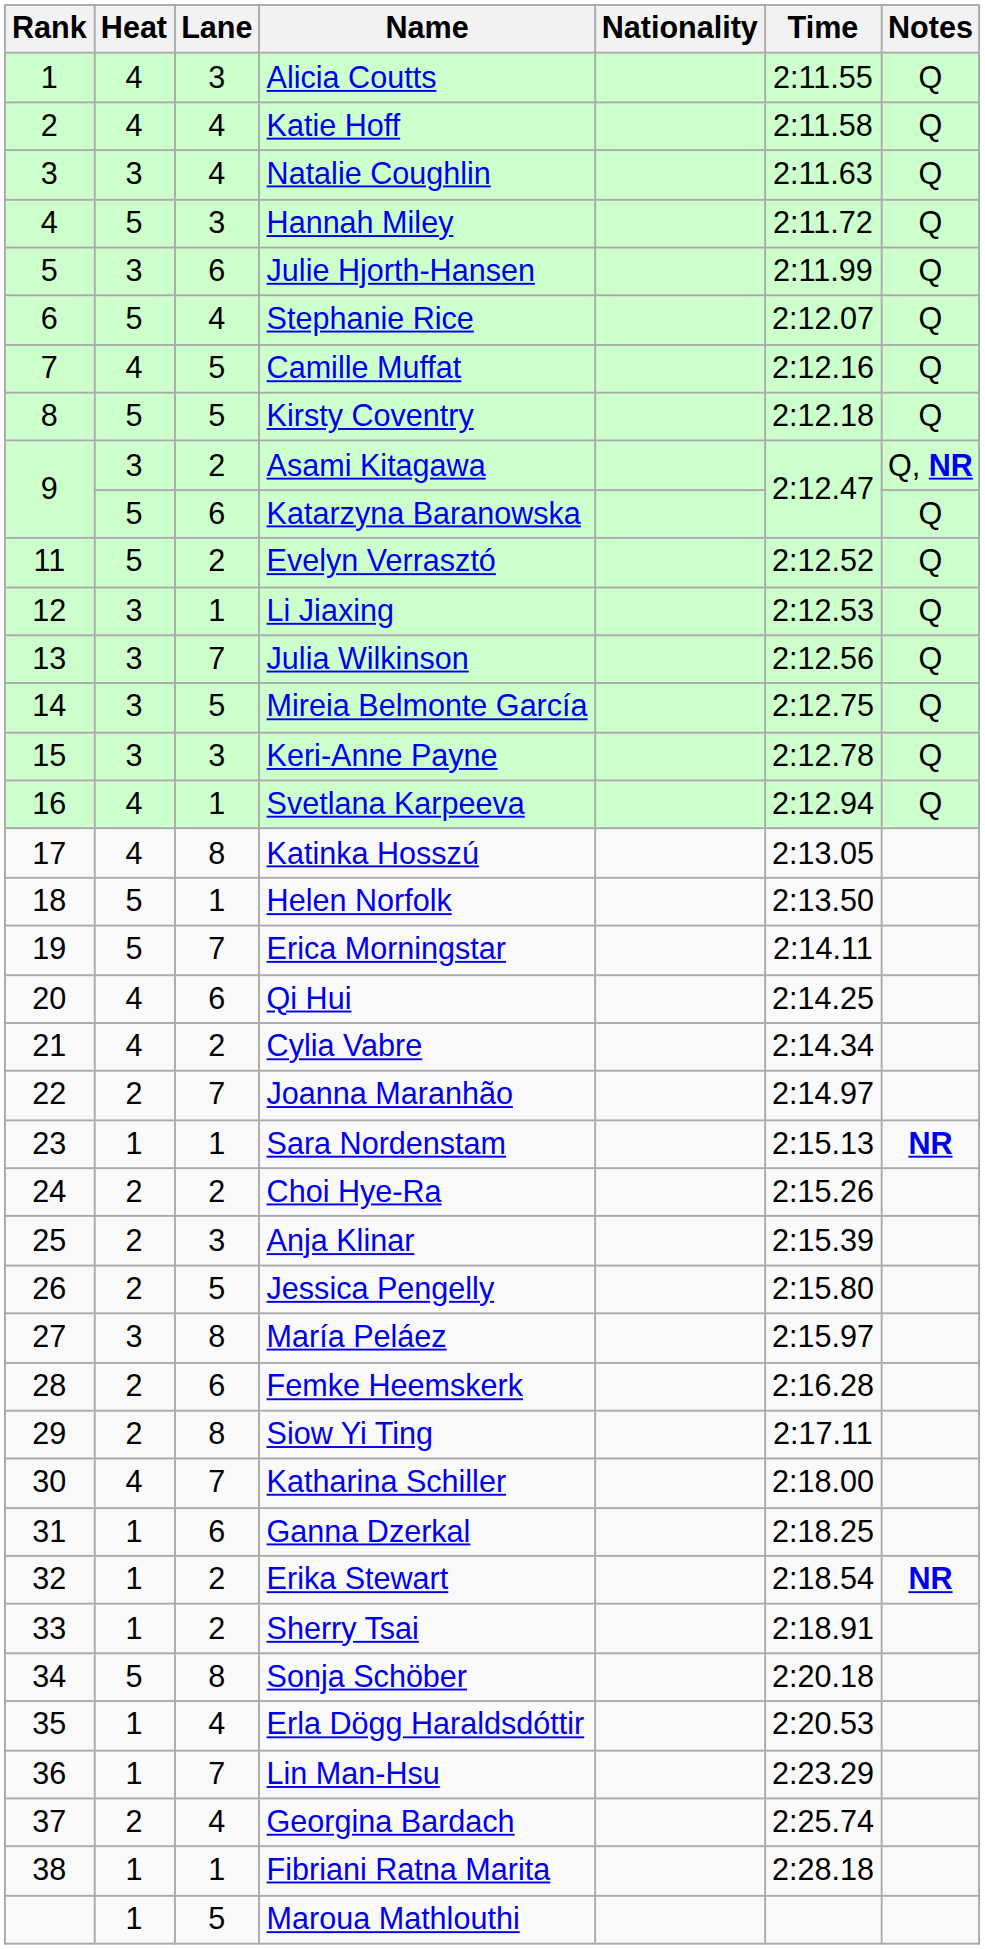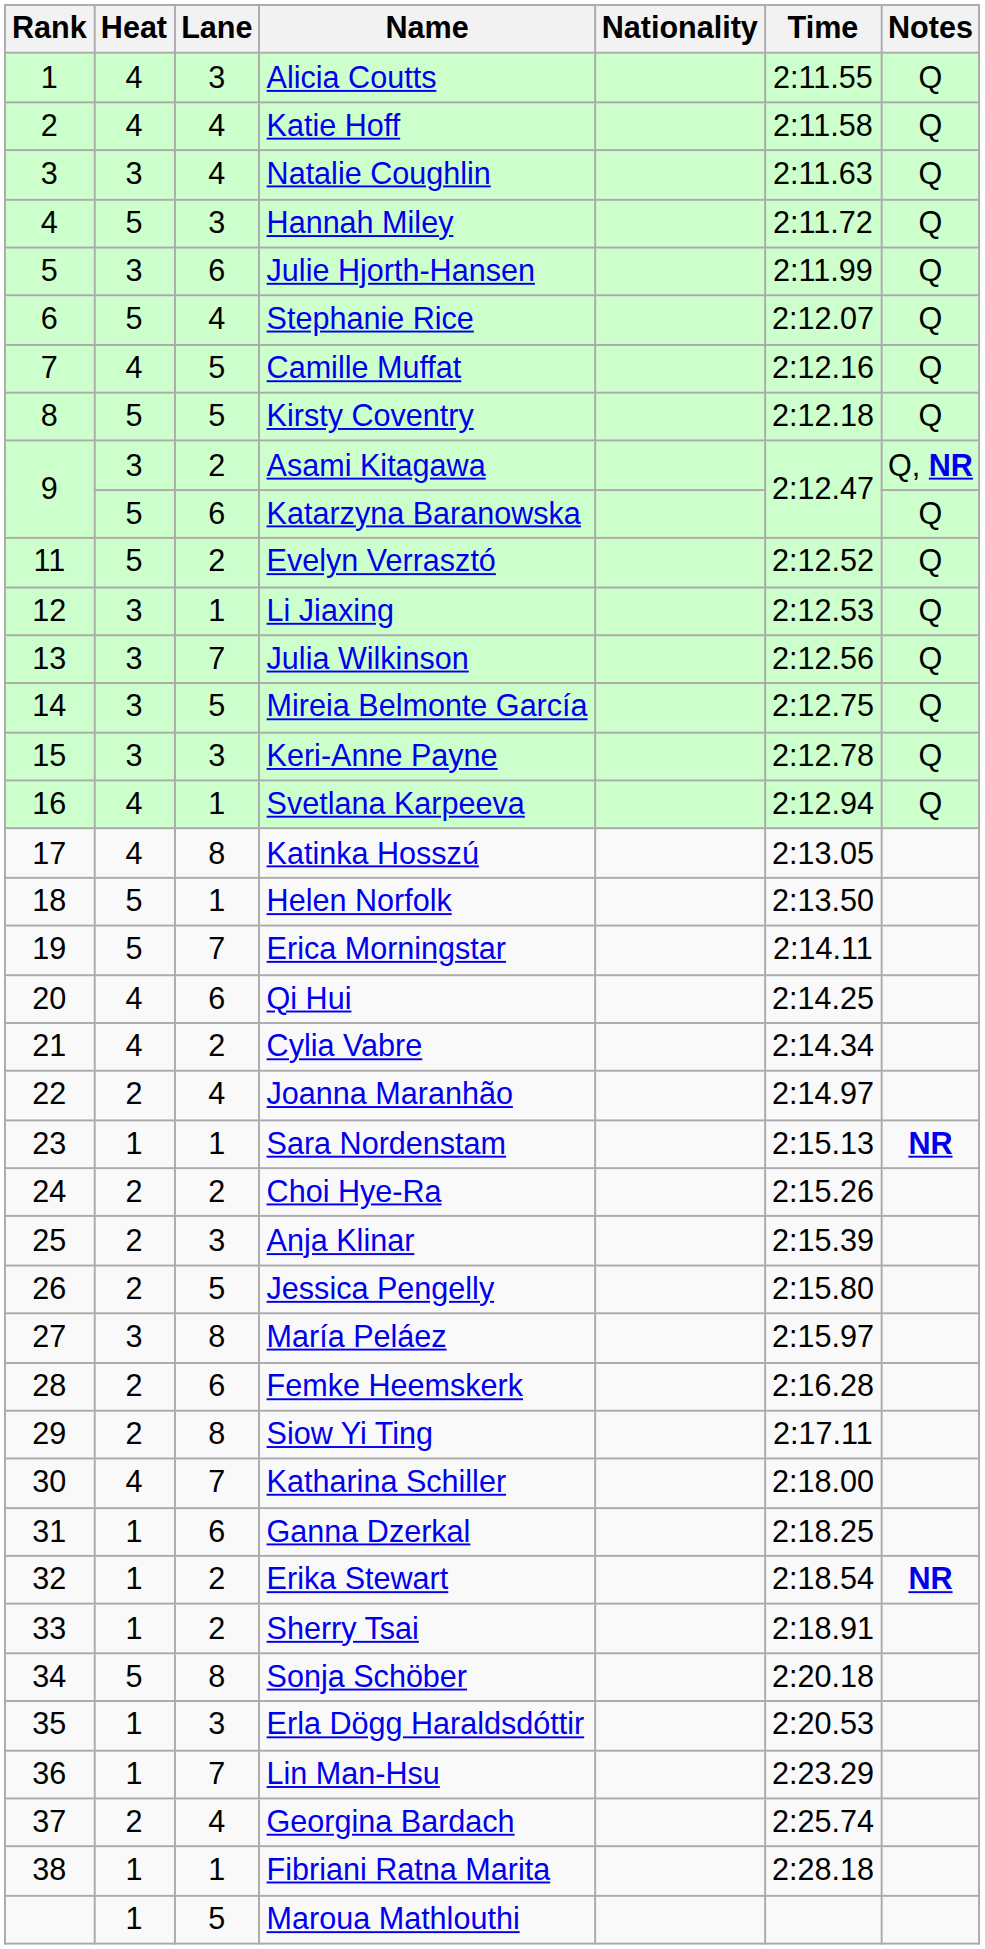(217, 1094) 7 -> (217, 1094) 4
(217, 1725) 4 -> (217, 1725) 3
